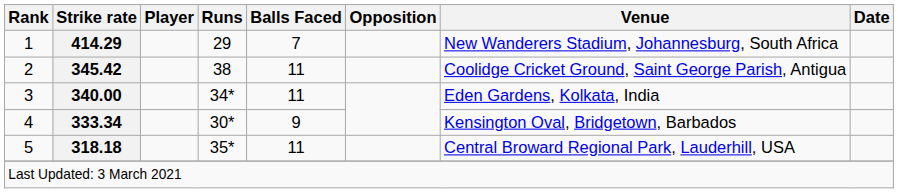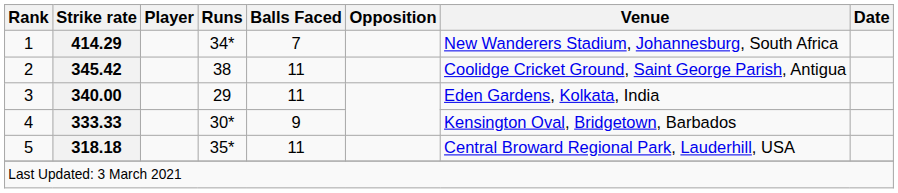(222, 43) 29 -> (222, 43) 34*
(222, 95) 34* -> (222, 95) 29
(97, 122) 333.34 -> (97, 122) 333.33
